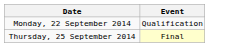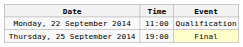+ column: (157, 11)
